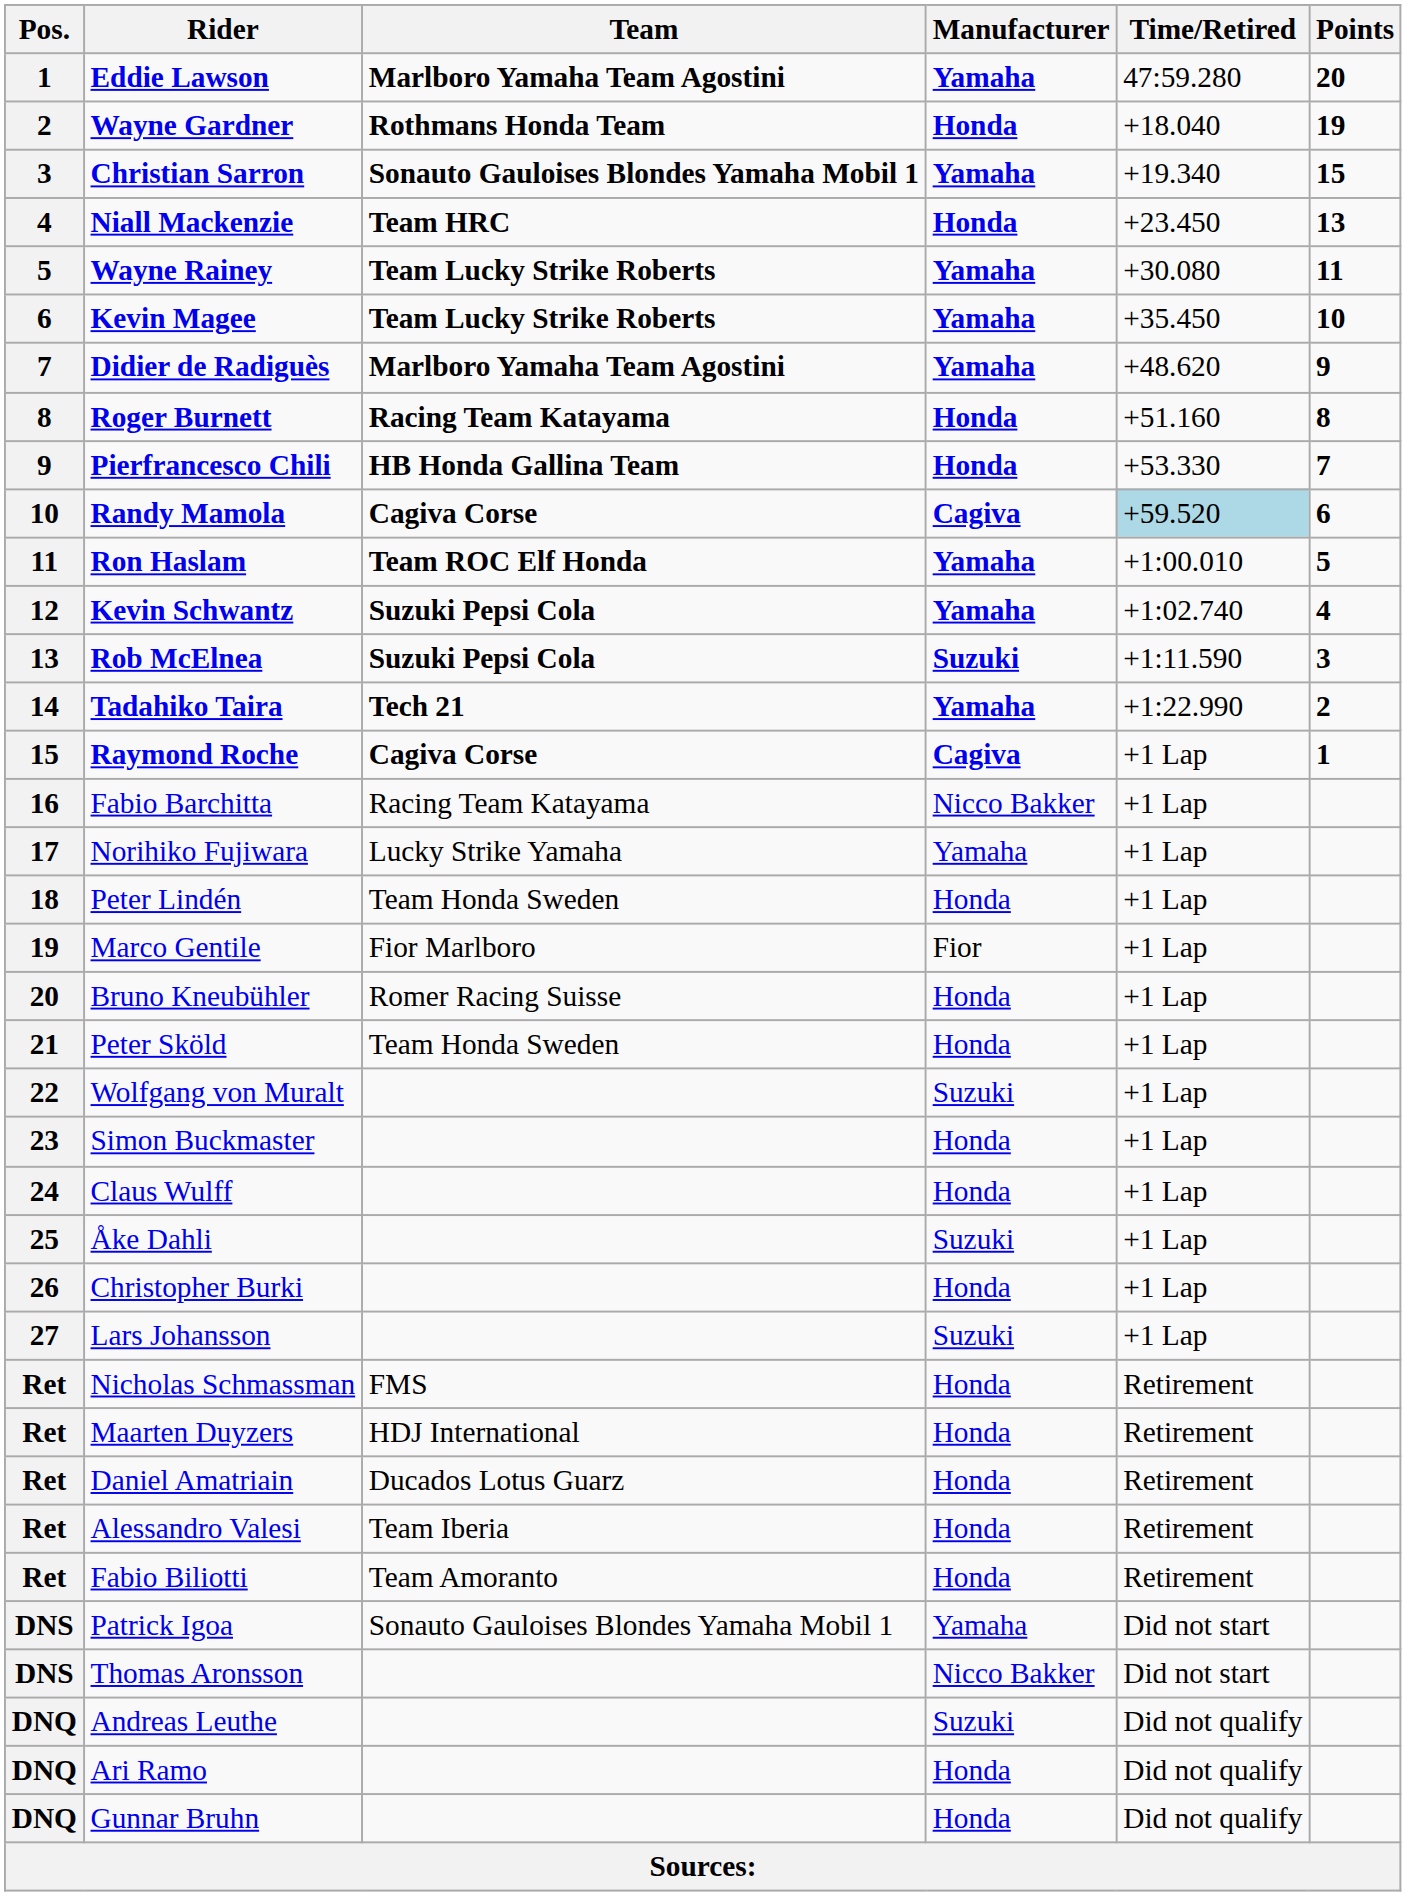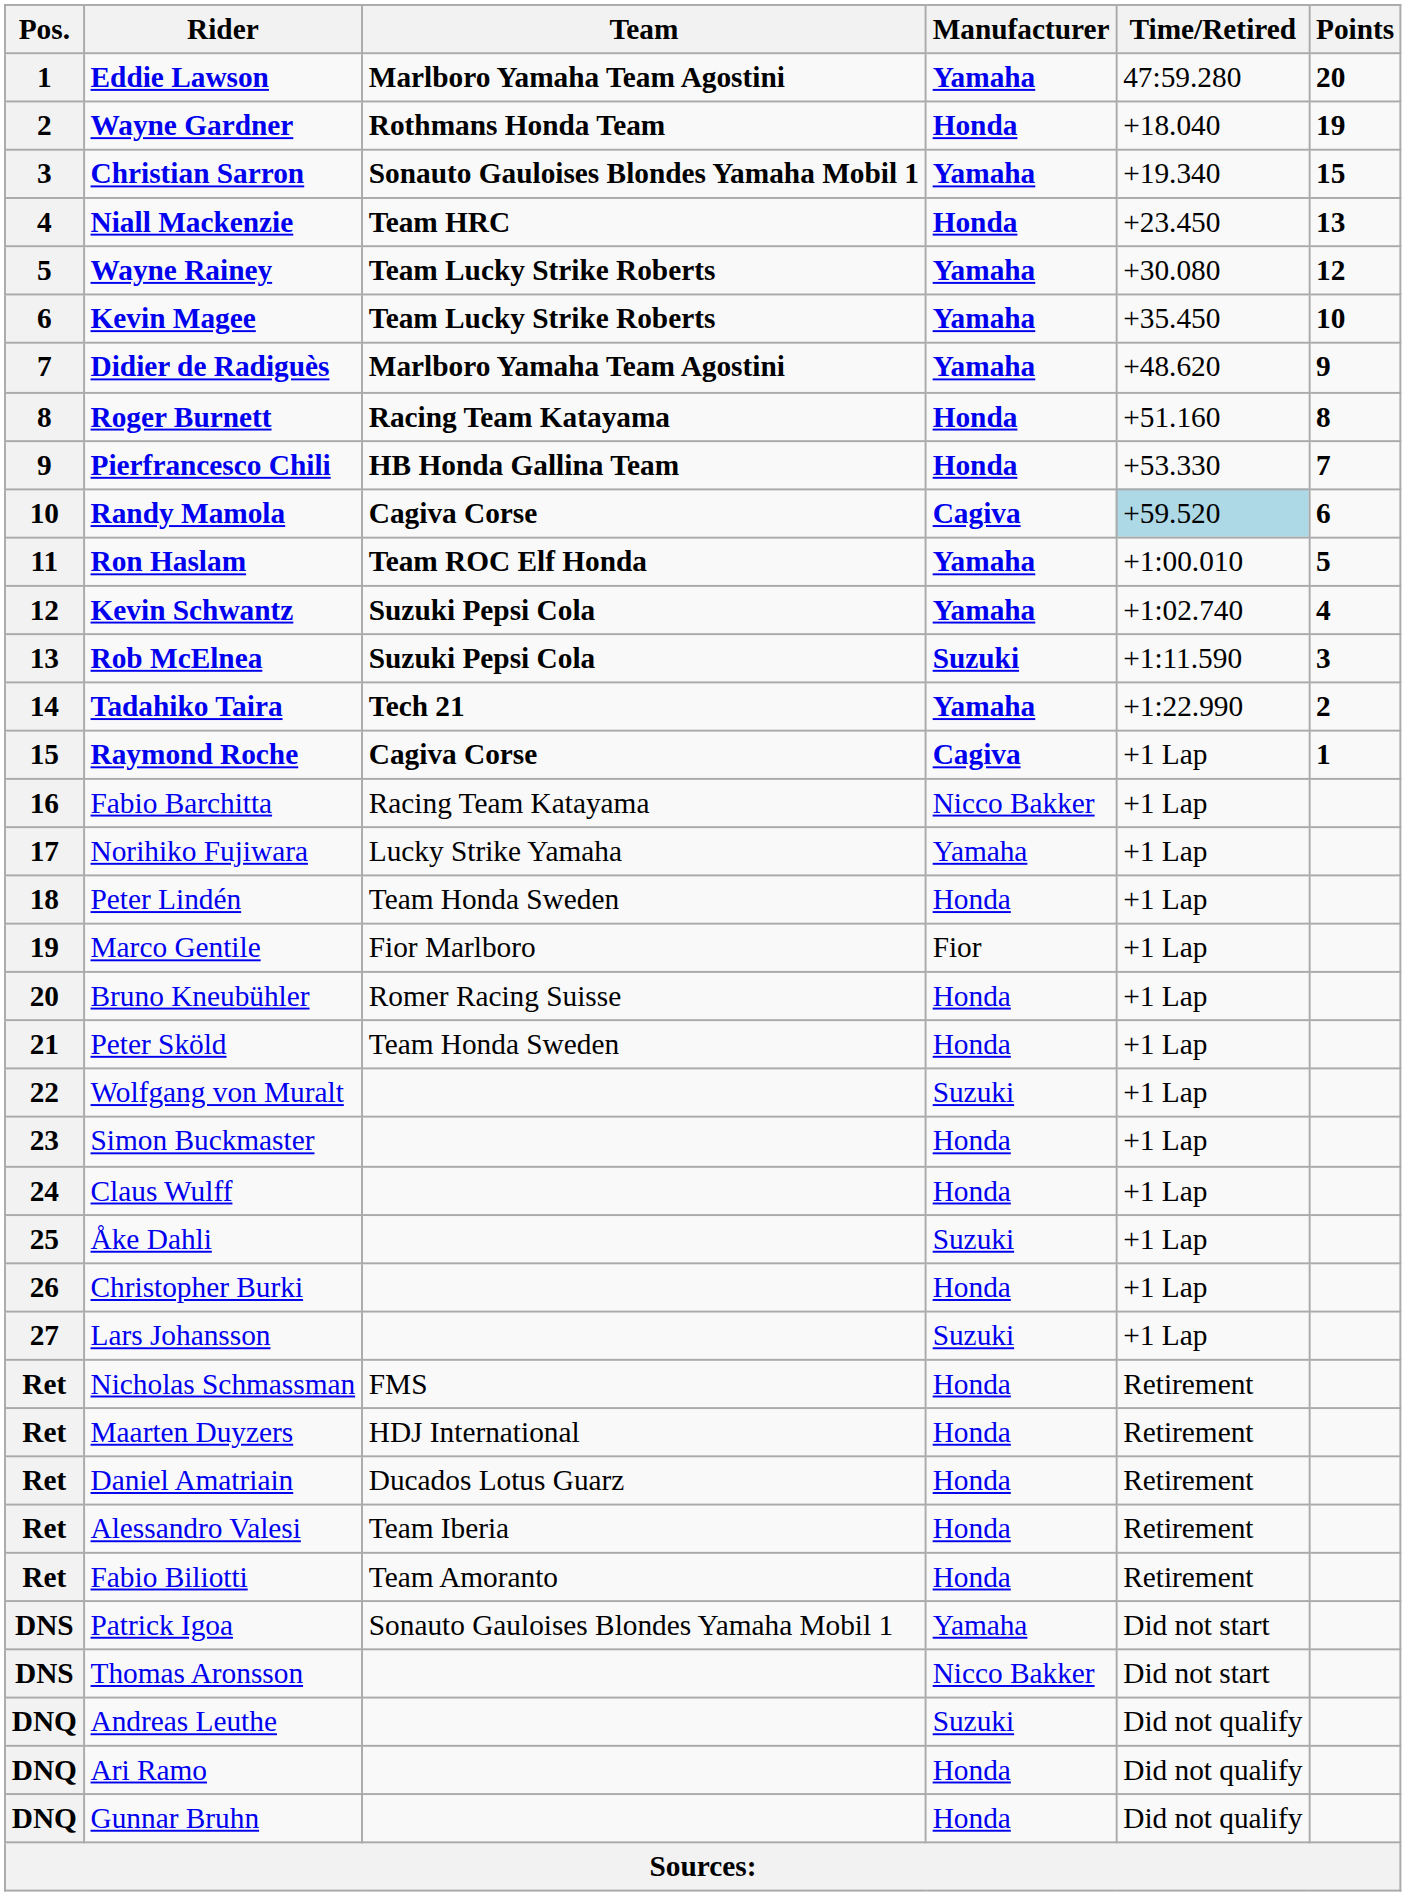(1330, 270) 11 -> (1331, 270) 12
